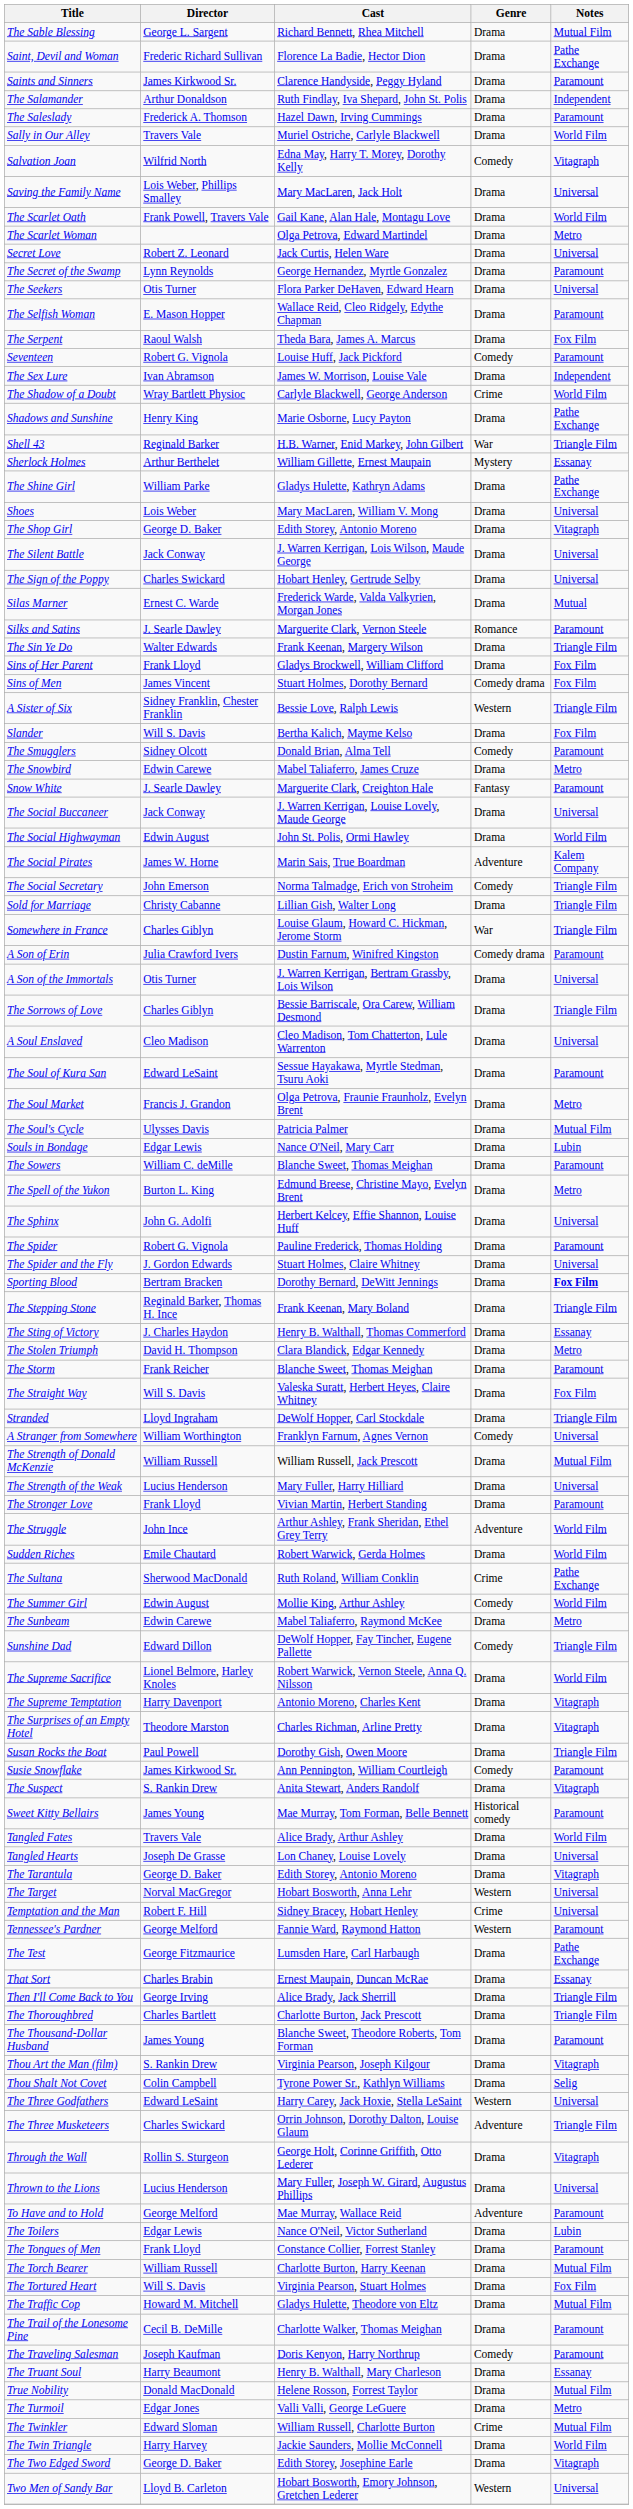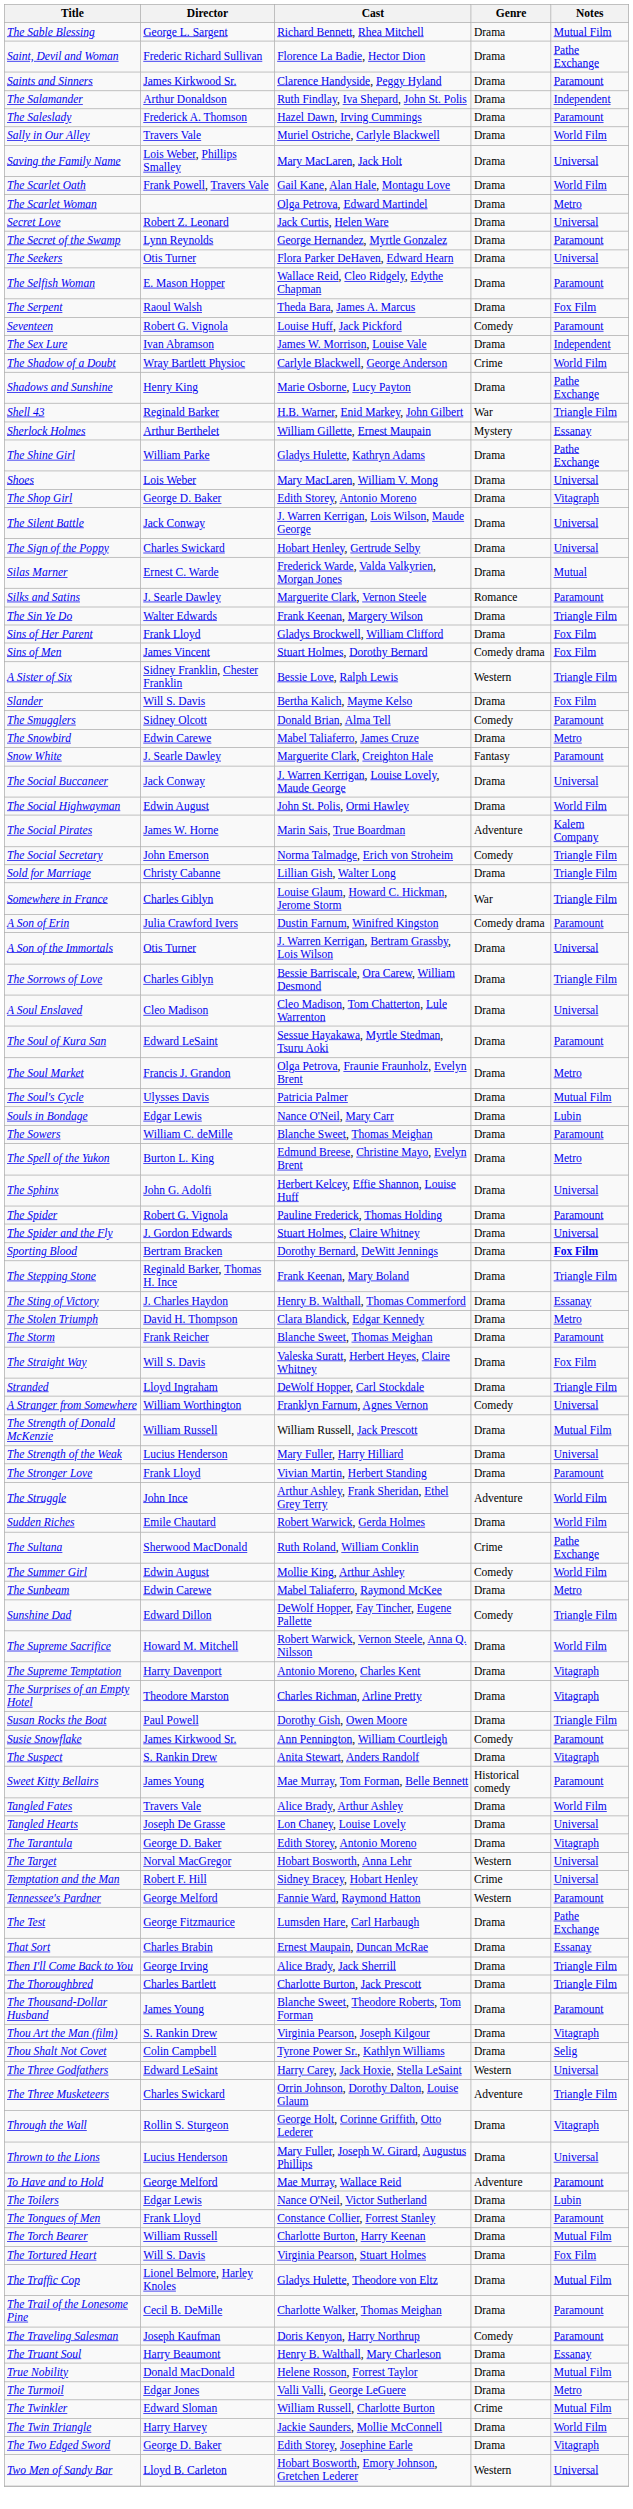- row: (41, 160)
(198, 1677) Lionel Belmore, Harley Knoles -> (191, 1646) Howard M. Mitchell
(191, 2304) Howard M. Mitchell -> (198, 2280) Lionel Belmore, Harley Knoles
